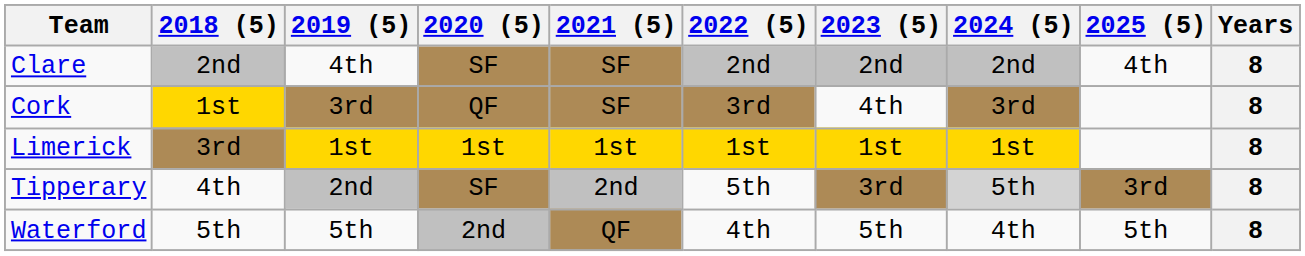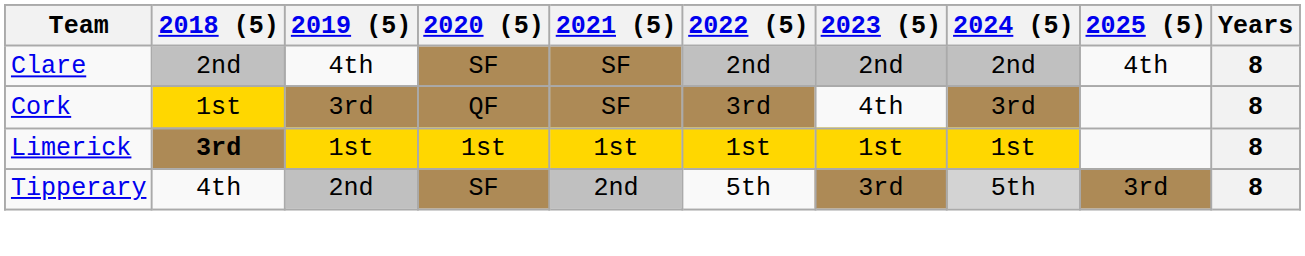(219, 148) normal -> (219, 148) bold
- row: (79, 230)
